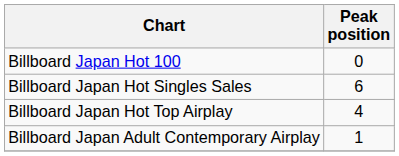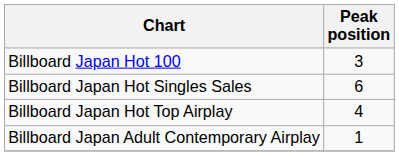(359, 61) 0 -> (359, 61) 3
